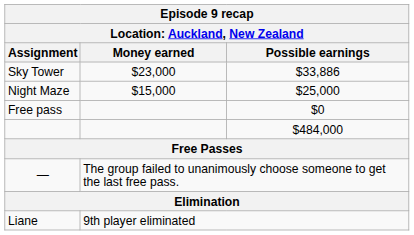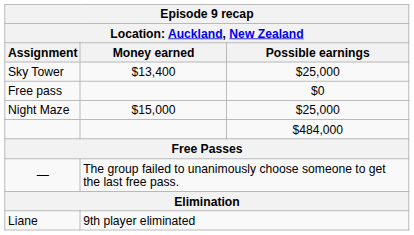(153, 72) $23,000 -> (153, 72) $13,400
(318, 72) $33,886 -> (318, 72) $25,000
rows swapped: (35, 110) <-> (39, 91)
